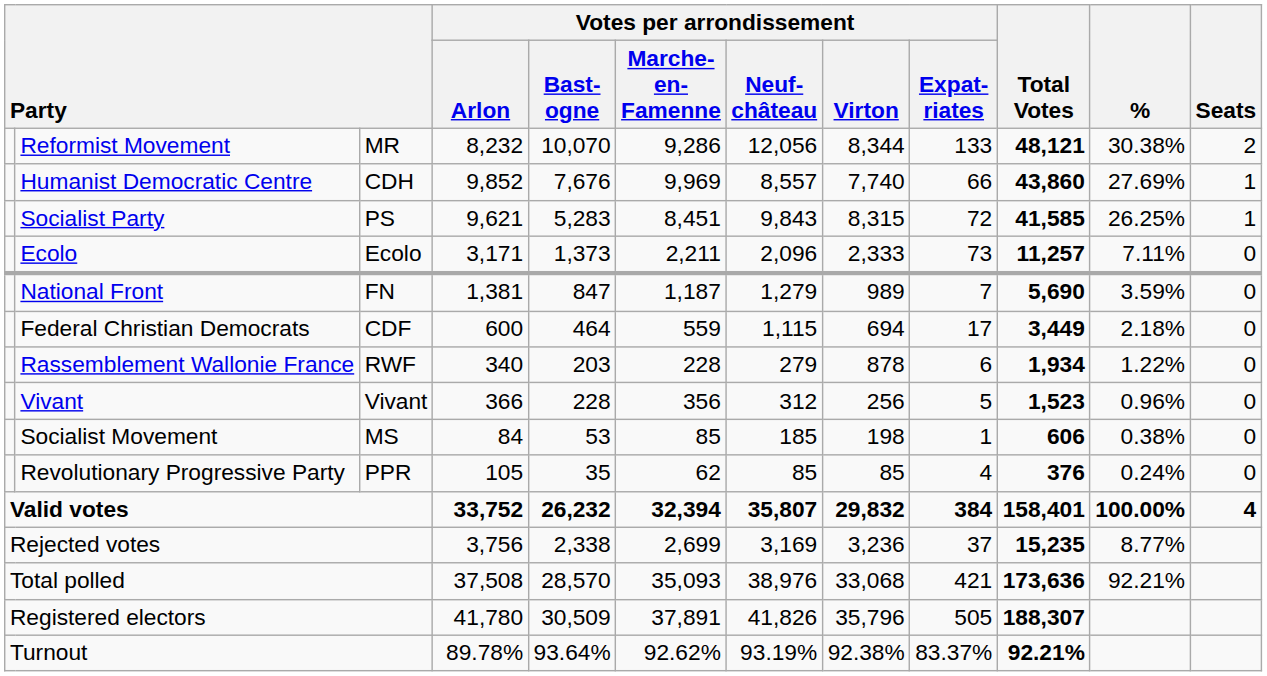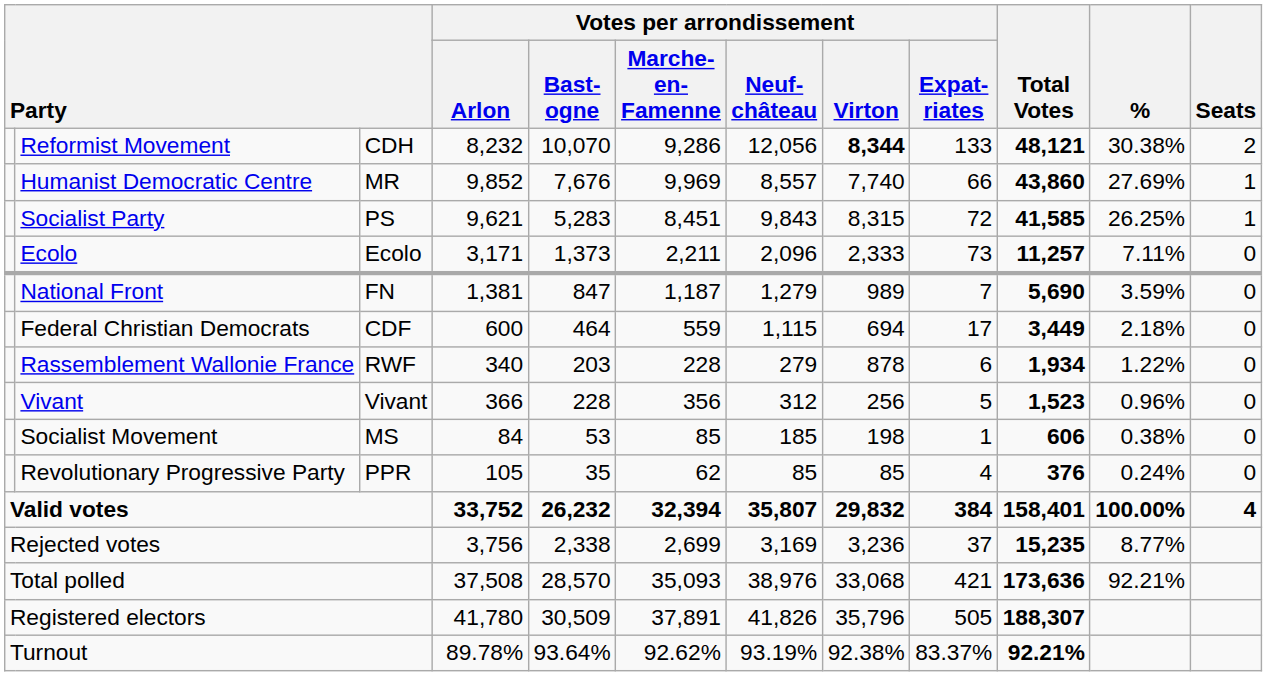(382, 145) MR -> (389, 145) CDH
(876, 145) normal -> (876, 145) bold
(389, 181) CDH -> (382, 181) MR
